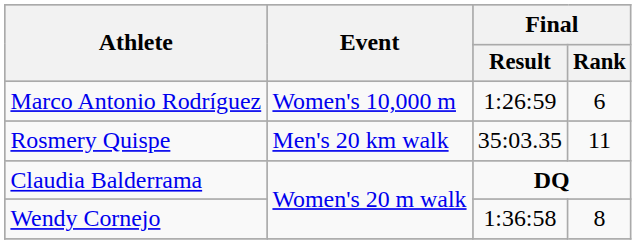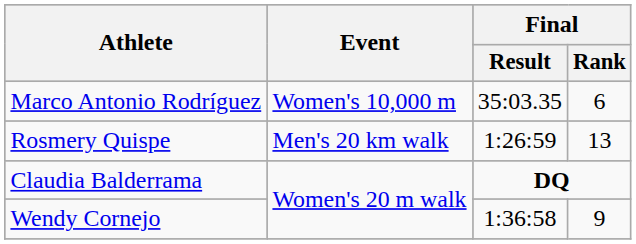(520, 101) 1:26:59 -> (520, 101) 35:03.35
(520, 140) 35:03.35 -> (520, 140) 1:26:59
(600, 140) 11 -> (600, 140) 13
(600, 219) 8 -> (600, 219) 9
